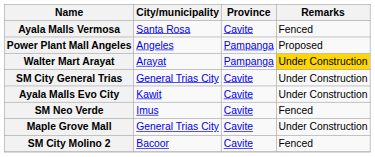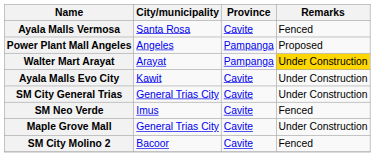rows swapped: (69, 95) <-> (69, 78)
